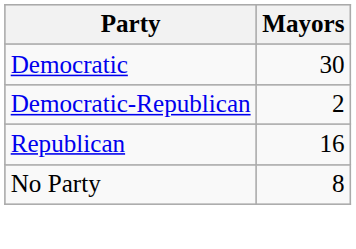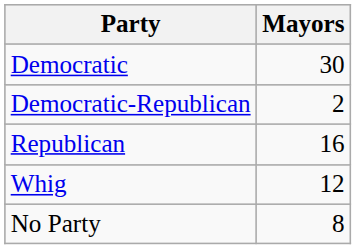+ row: (39, 183)
